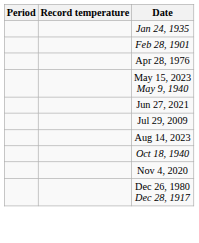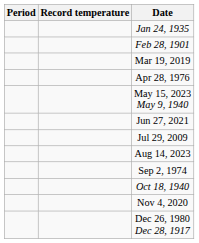+ row: (163, 61)
+ row: (163, 170)
